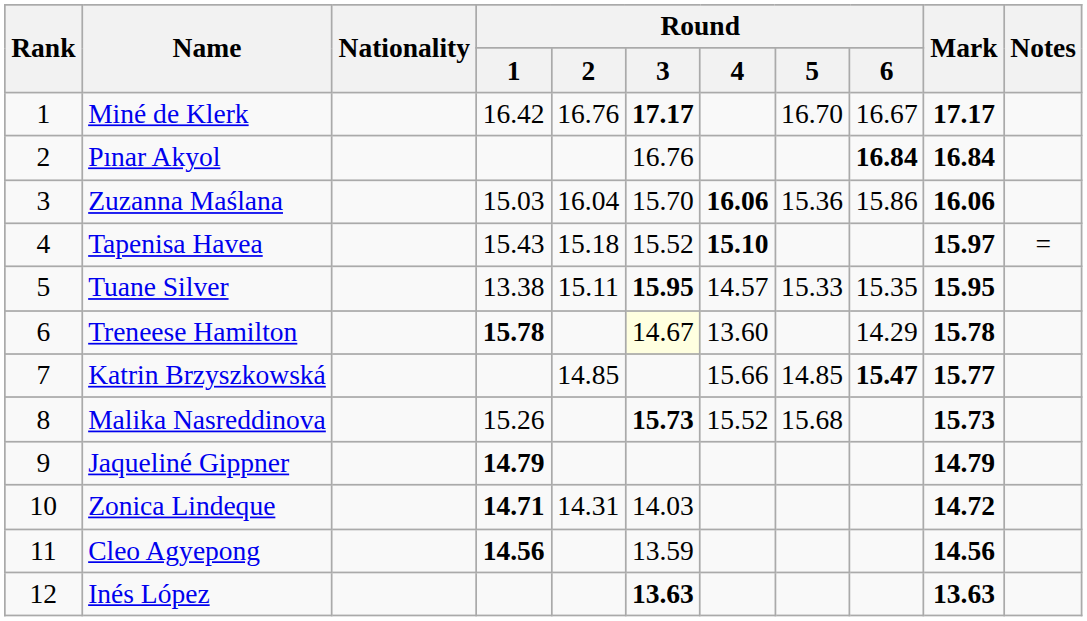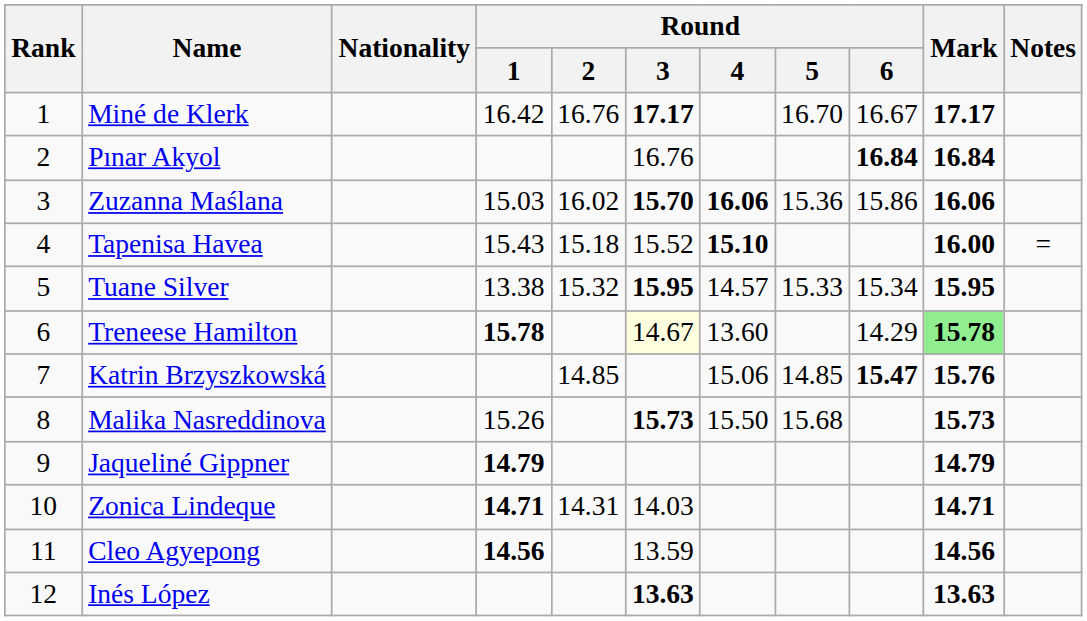(588, 200) 16.04 -> (588, 200) 16.02
(663, 200) normal -> (663, 200) bold
(964, 244) 15.97 -> (964, 244) 16.00
(588, 288) 15.11 -> (588, 288) 15.32
(887, 288) 15.35 -> (887, 288) 15.34
(964, 331) no background -> (964, 331) lightgreen background
(737, 375) 15.66 -> (737, 375) 15.06
(964, 375) 15.77 -> (964, 375) 15.76
(737, 419) 15.52 -> (737, 419) 15.50
(964, 506) 14.72 -> (964, 506) 14.71
